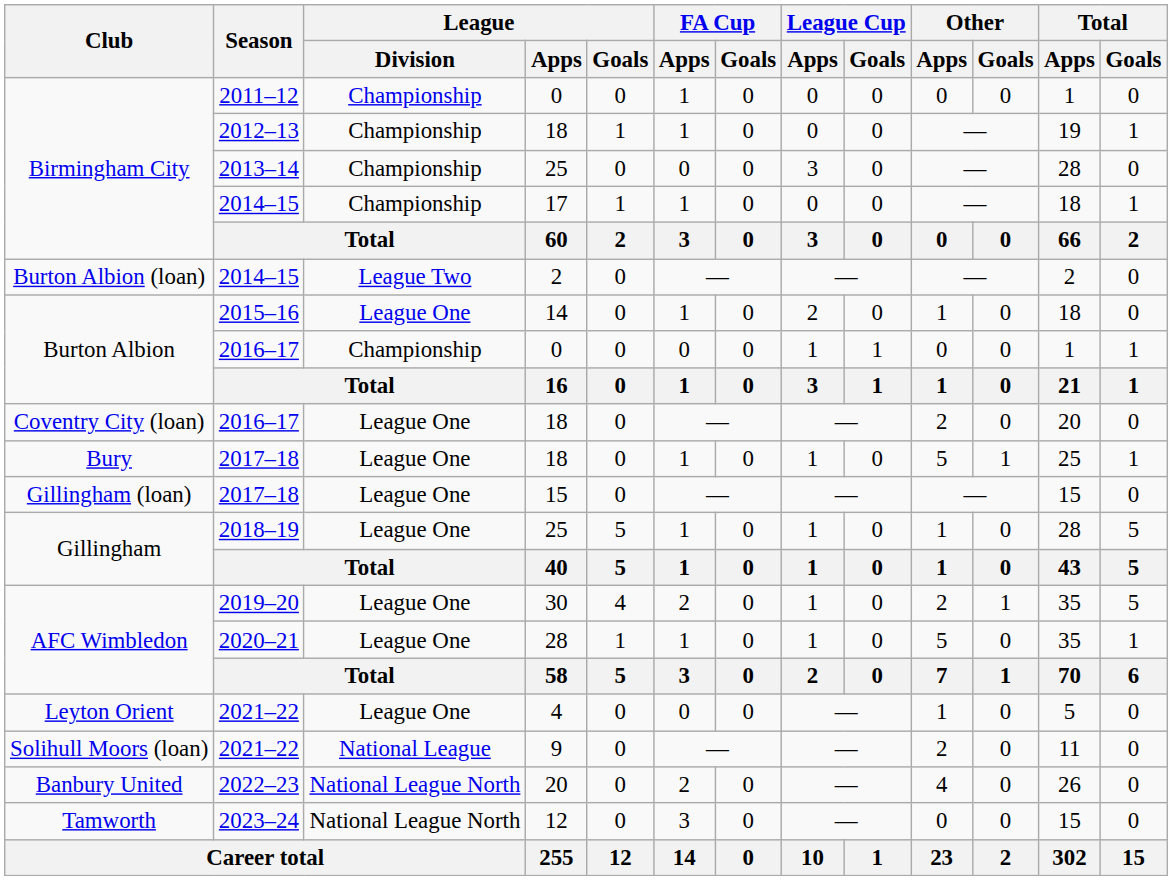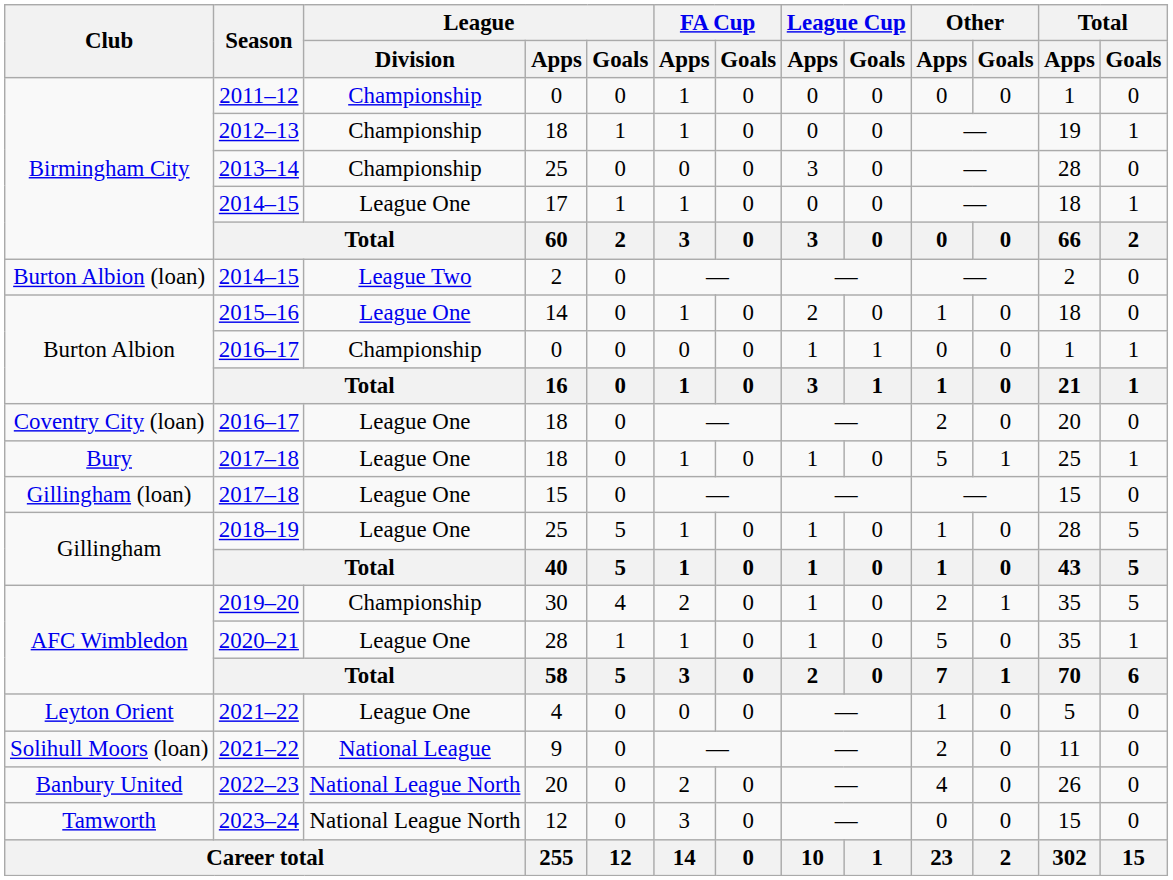(415, 204) Championship -> (415, 204) League One
(415, 603) League One -> (415, 603) Championship
